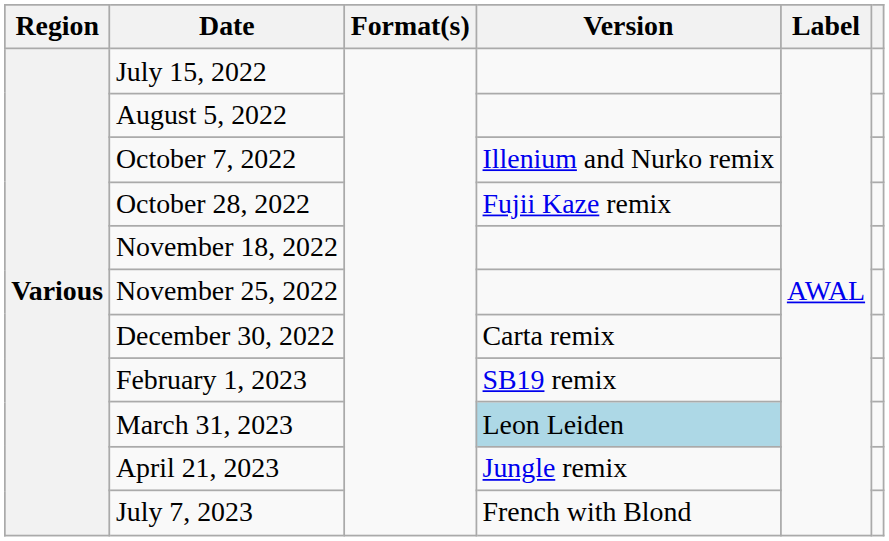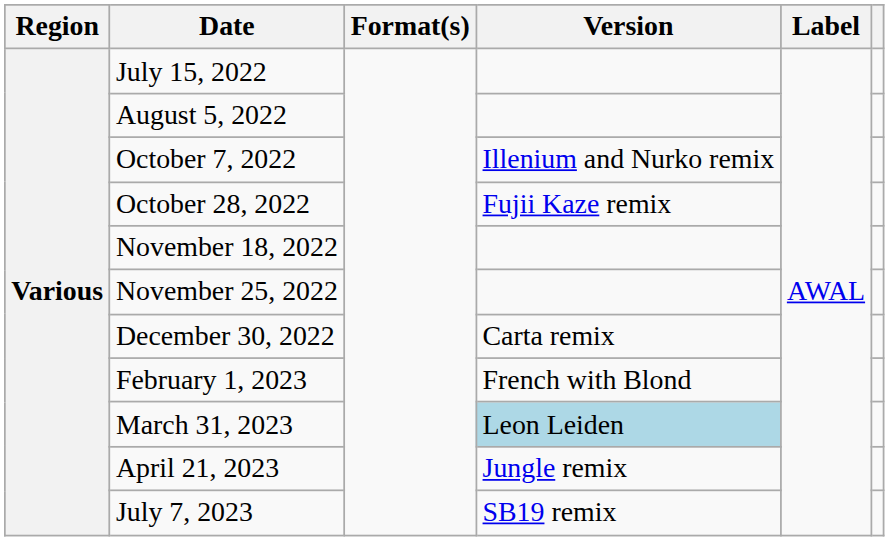(549, 379) SB19 remix -> (587, 379) French with Blond
(587, 512) French with Blond -> (549, 512) SB19 remix
